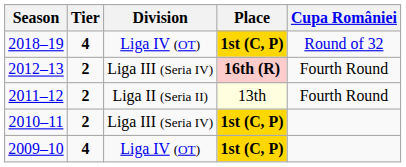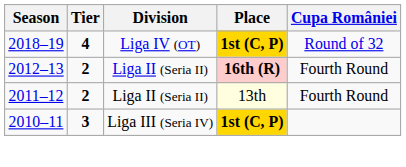(160, 70) Liga III (Seria IV) -> (160, 70) Liga II (Seria II)
(85, 122) 2 -> (85, 122) 3
- row: (36, 148)
